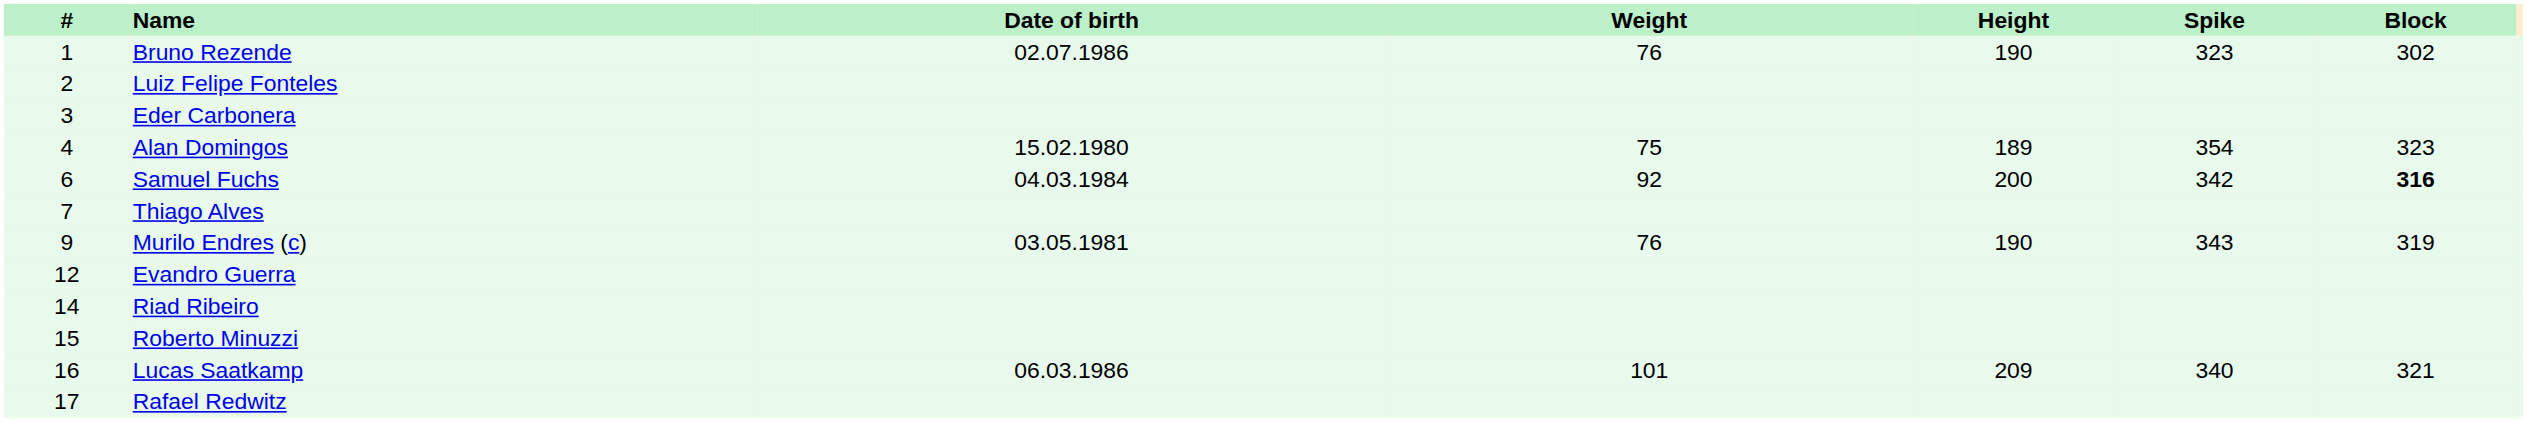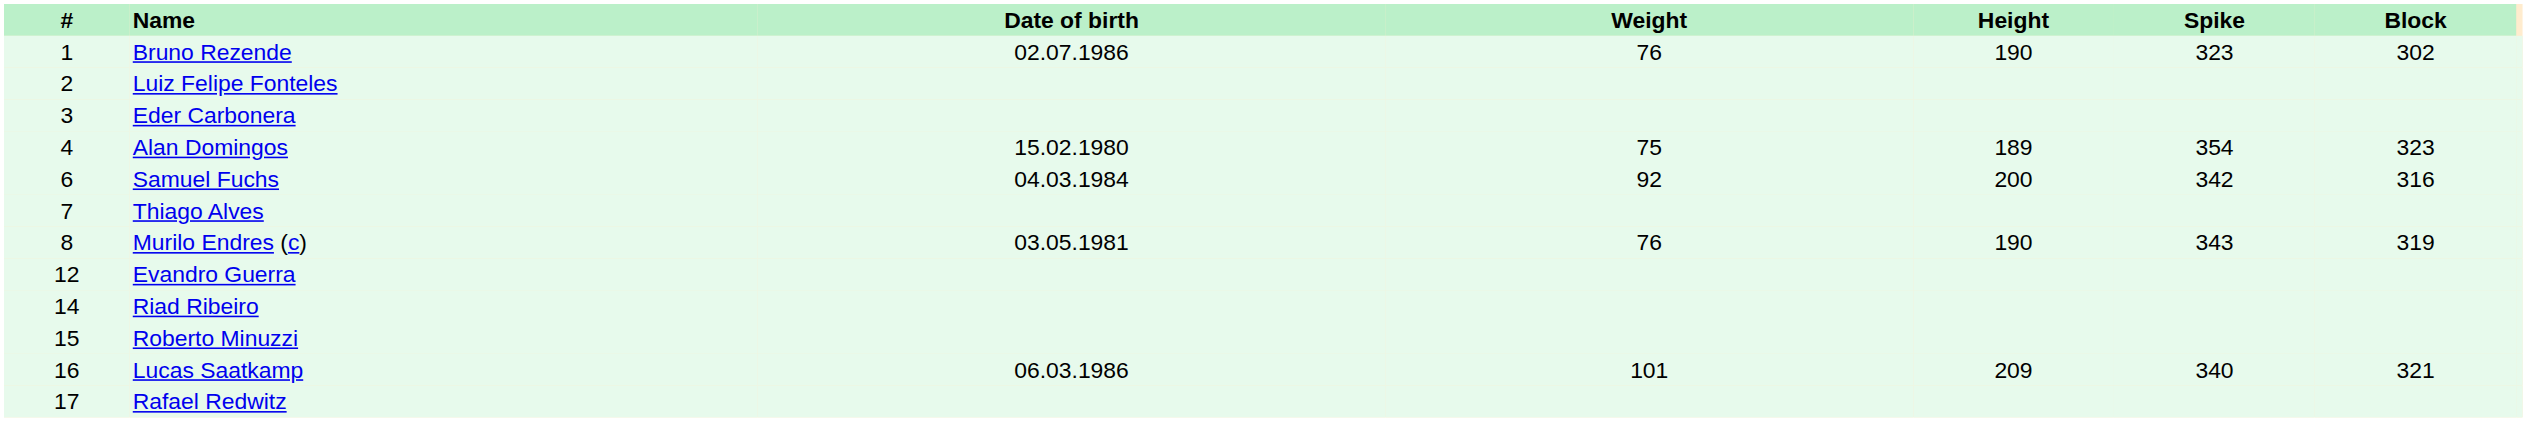(2416, 179) bold -> (2416, 179) normal
(67, 242) 9 -> (67, 242) 8
